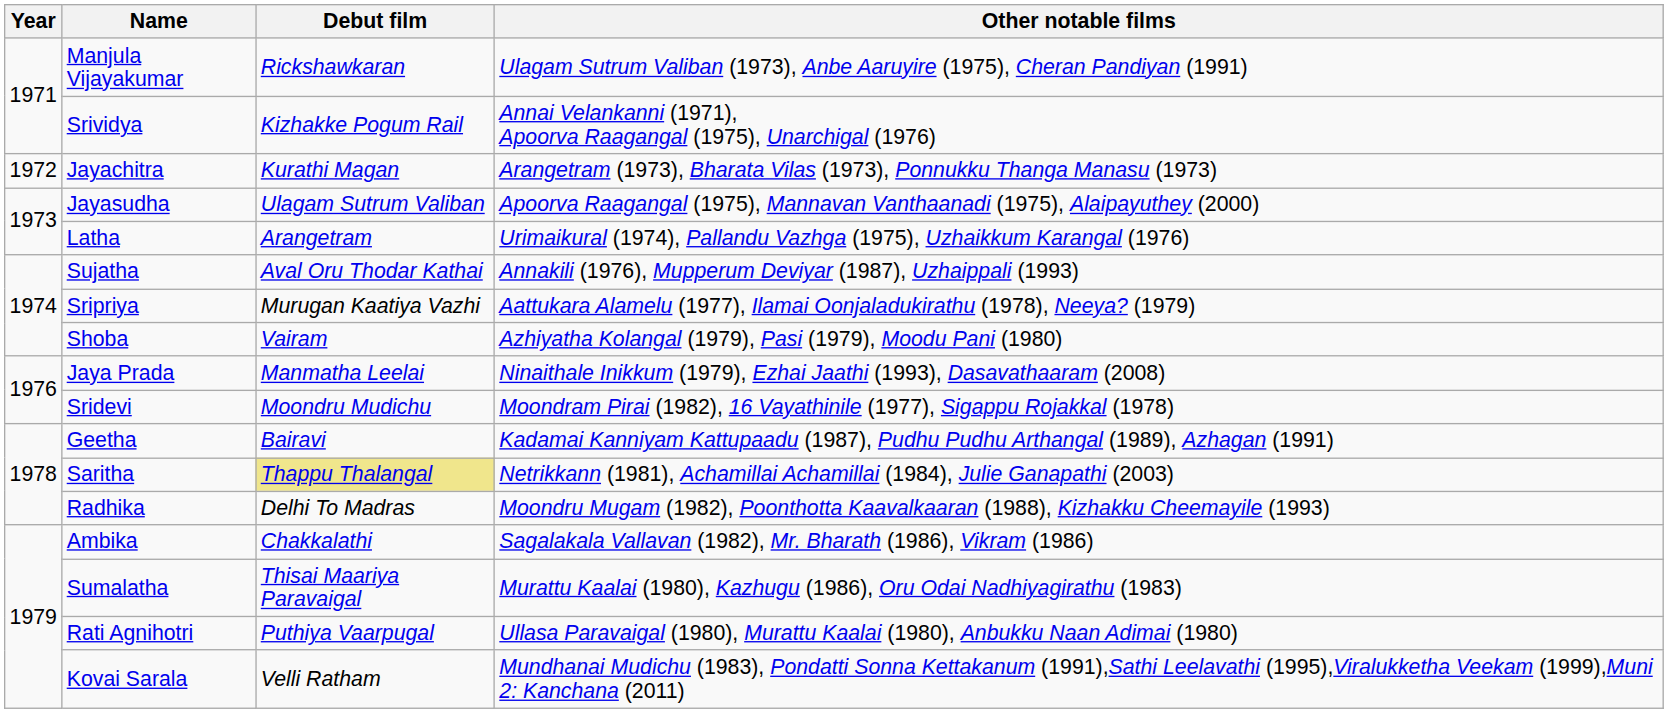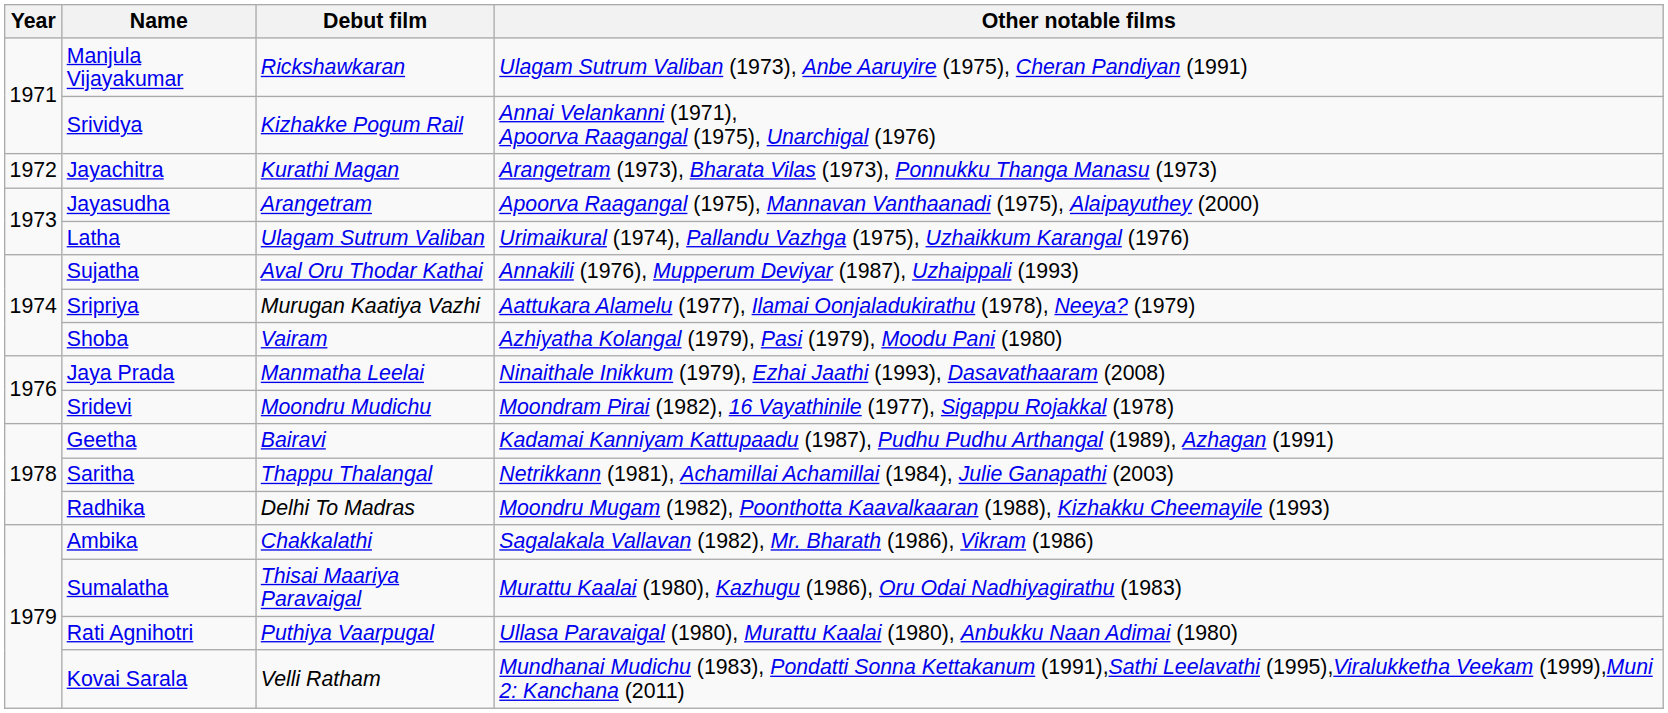(373, 204) Ulagam Sutrum Valiban -> (316, 204) Arangetram
(316, 237) Arangetram -> (373, 237) Ulagam Sutrum Valiban
(347, 474) khaki background -> (347, 474) no background
